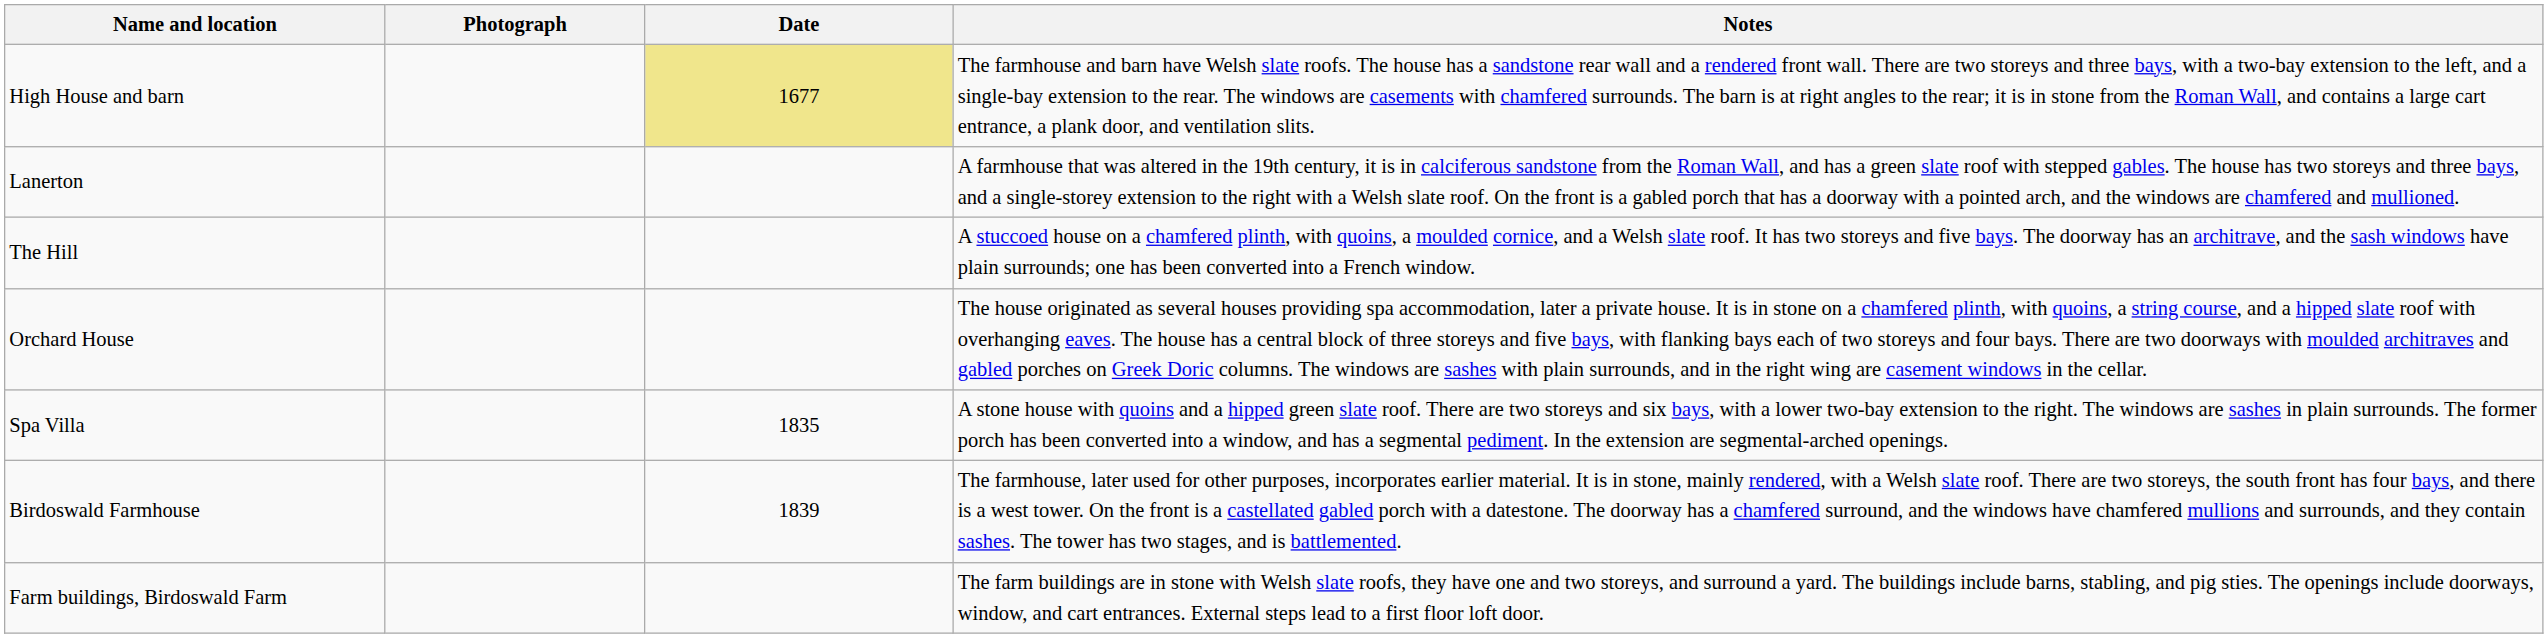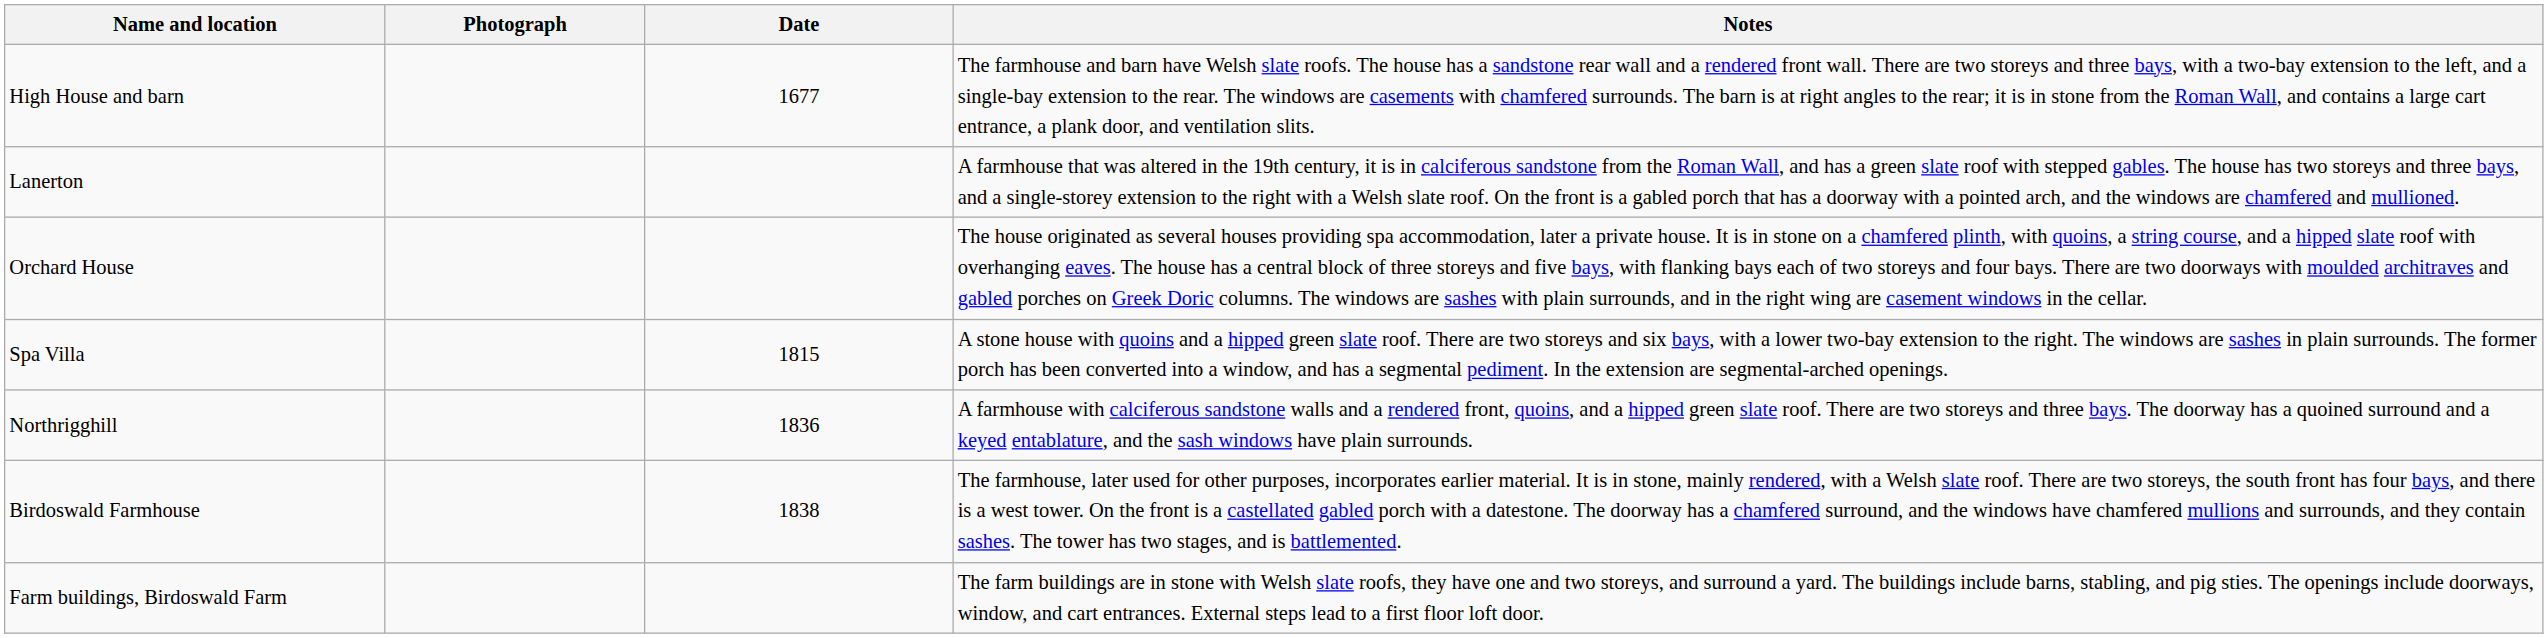(799, 95) khaki background -> (799, 95) no background
- row: (44, 252)
(799, 425) 1835 -> (799, 354) 1815
+ row: (63, 425)
(799, 511) 1839 -> (799, 511) 1838
